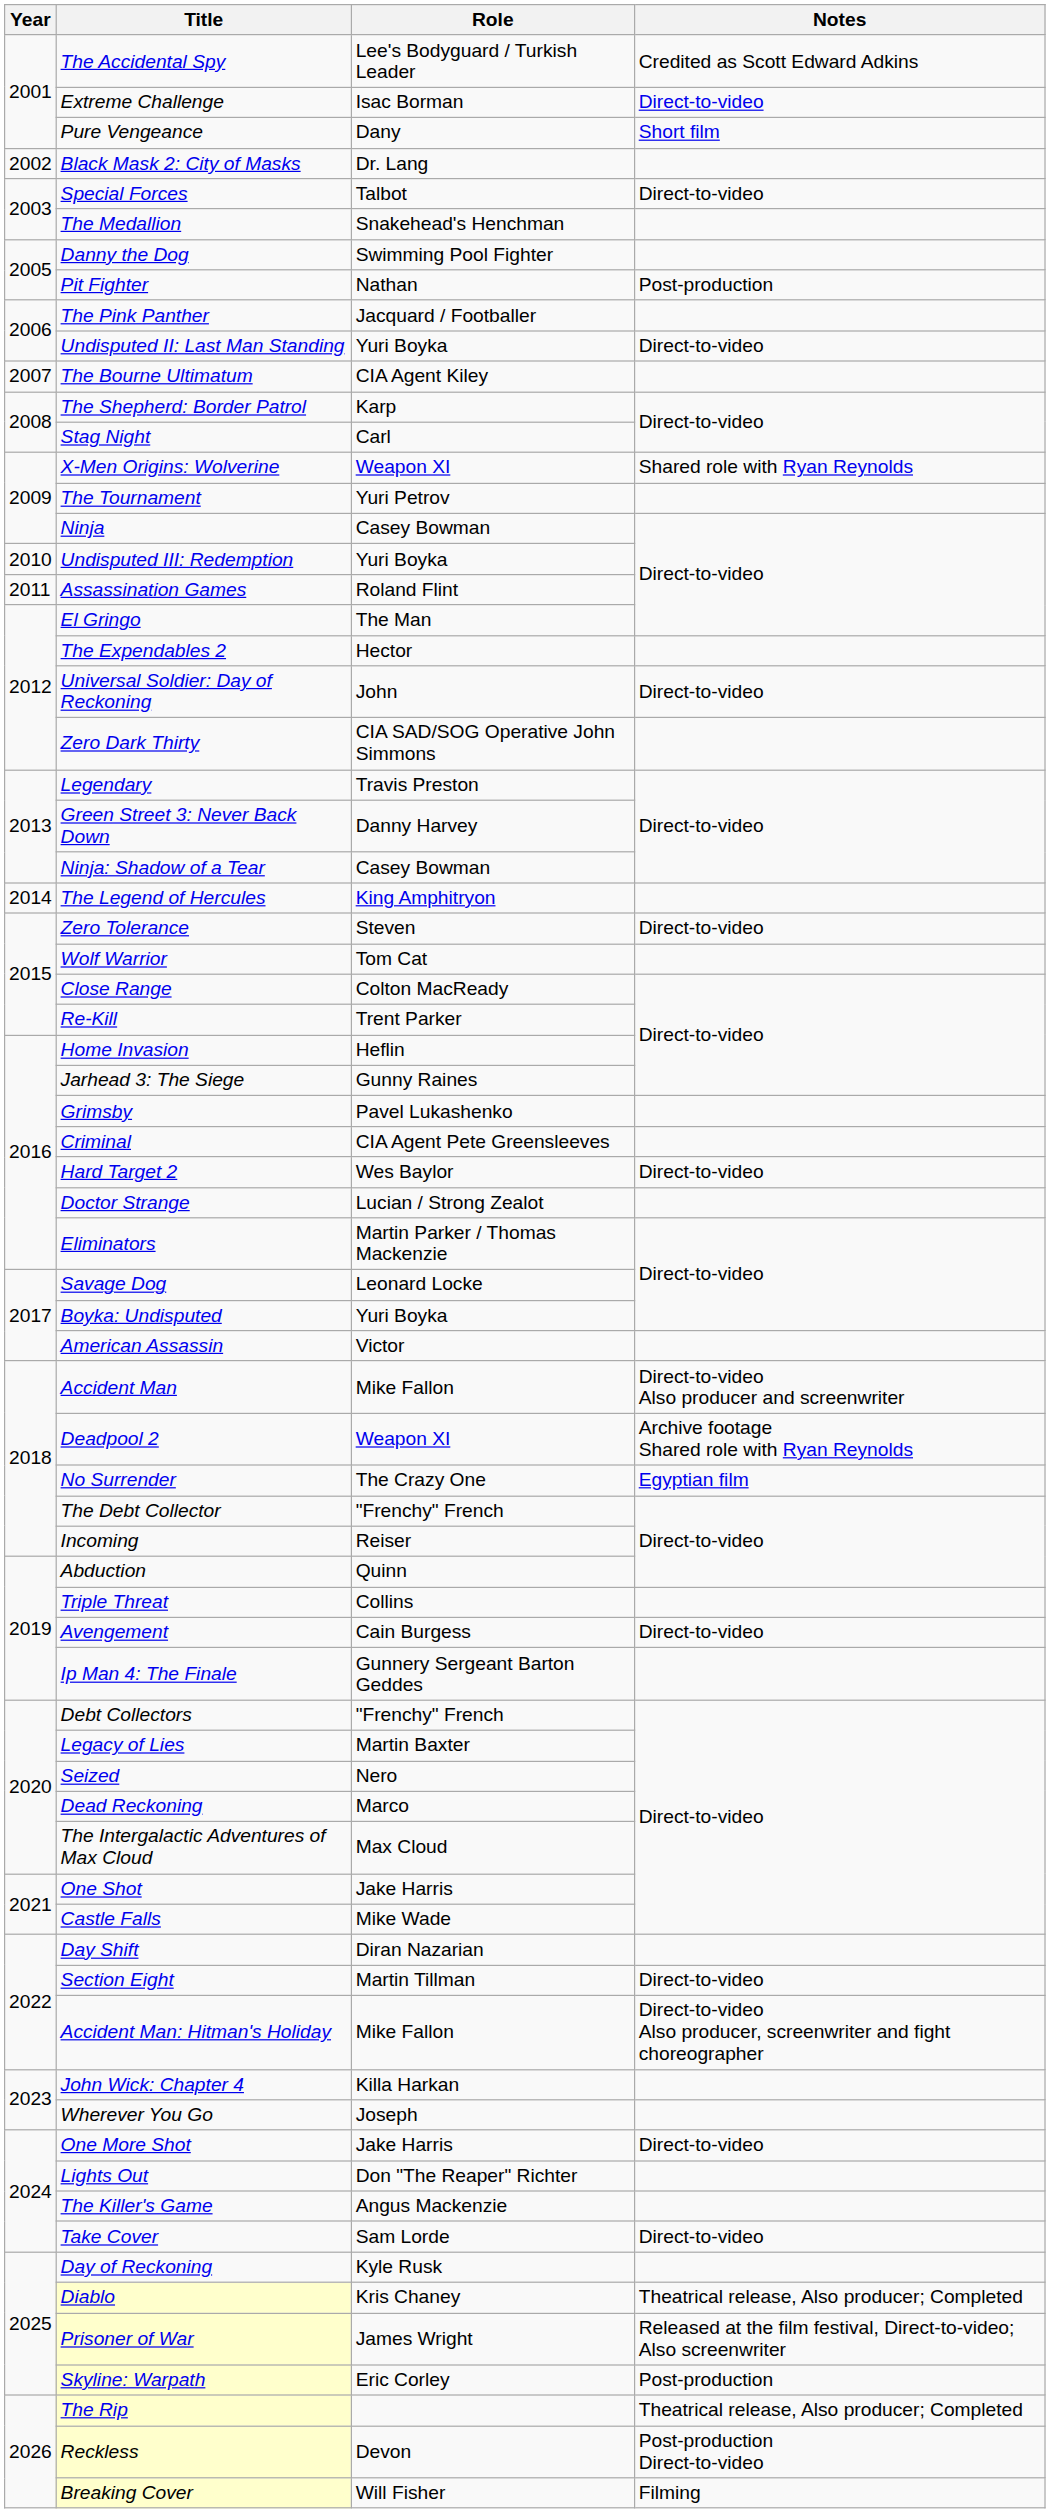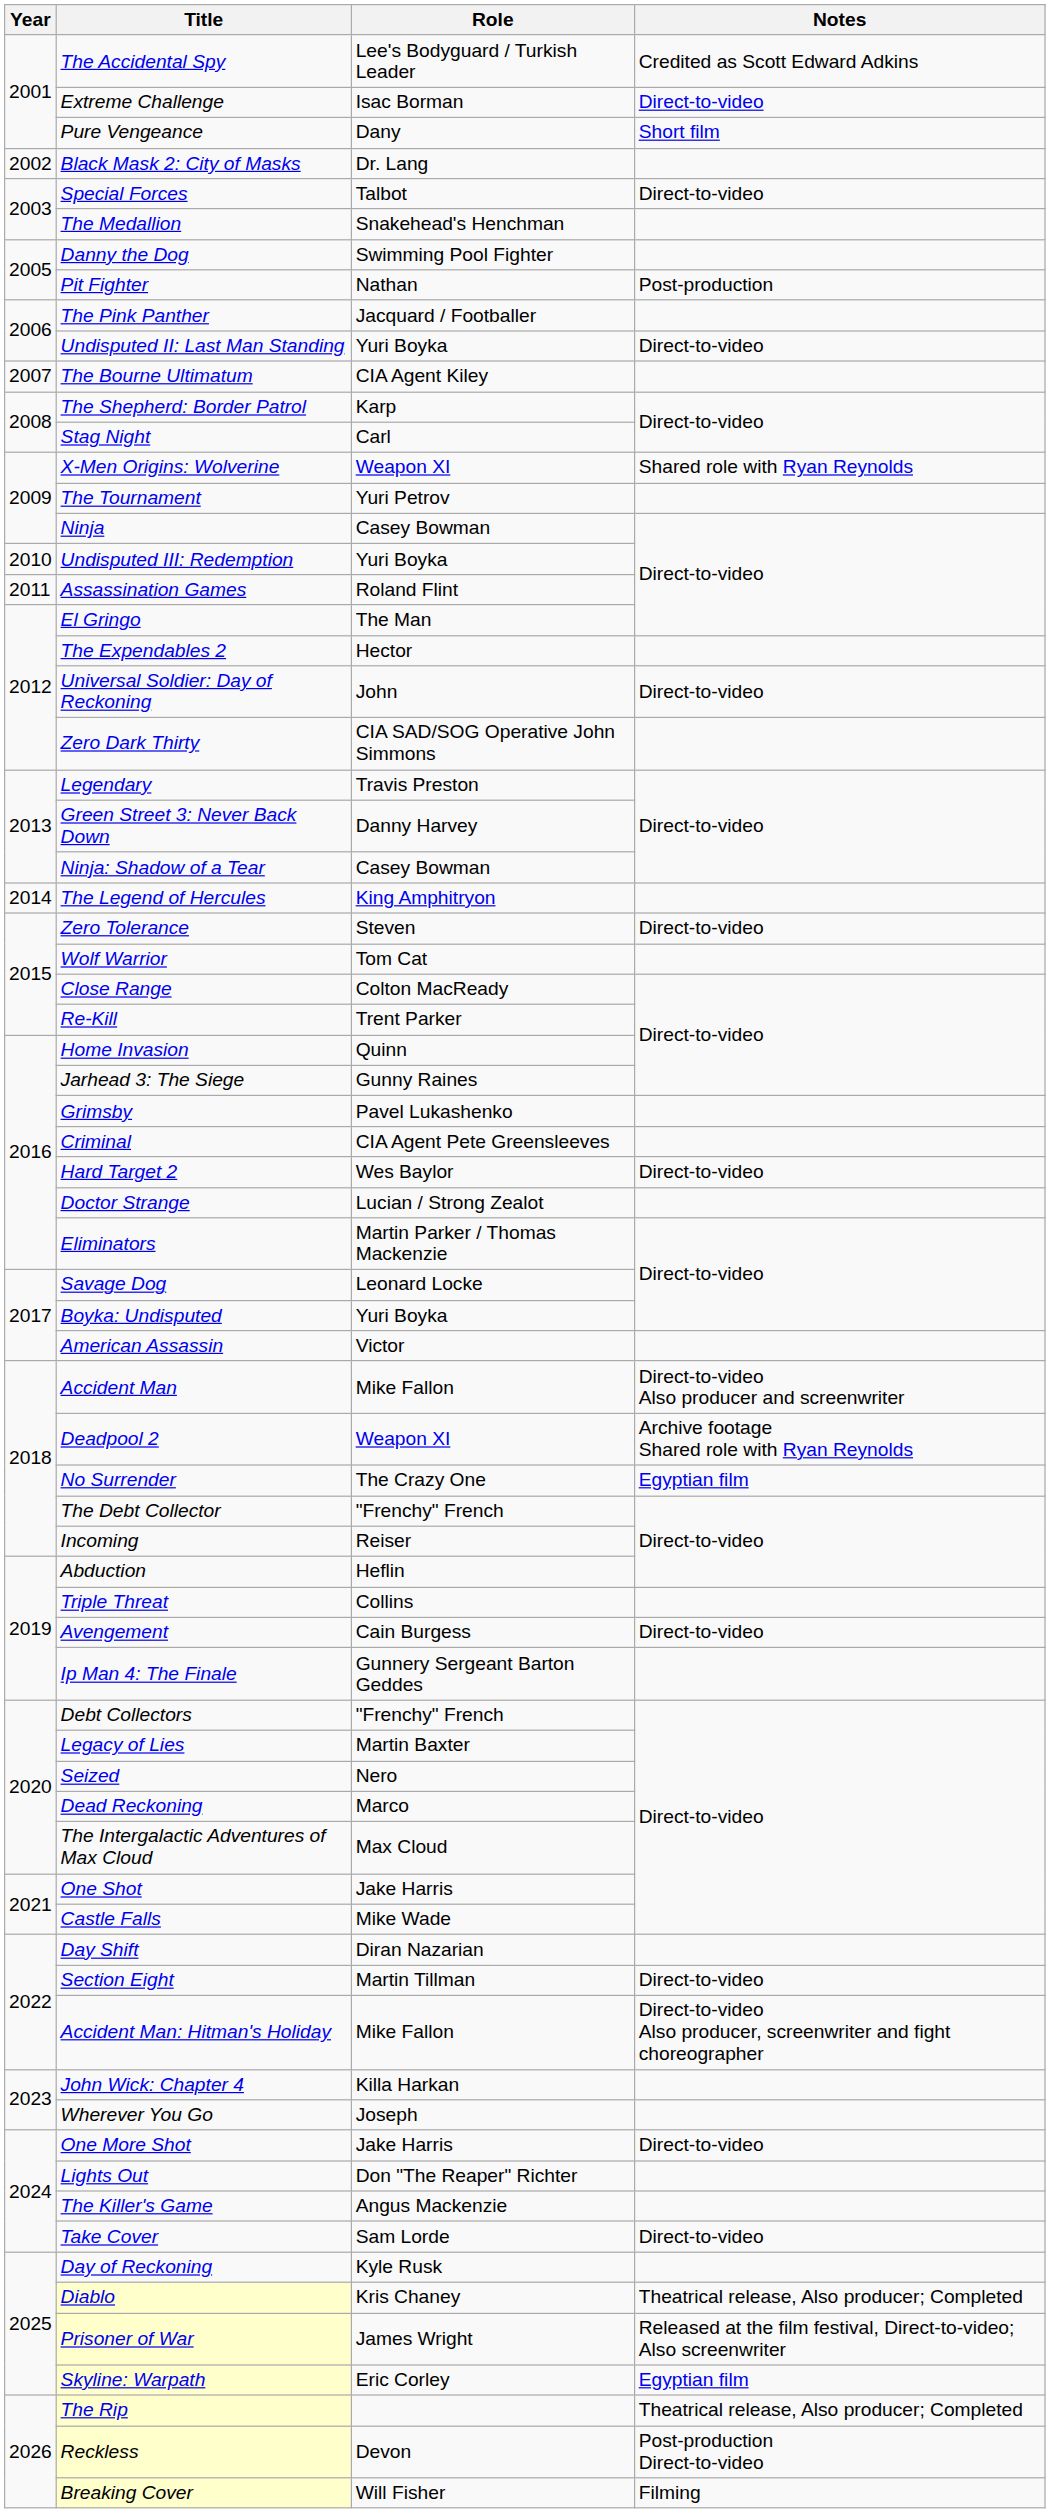(380, 1050) Heflin -> (381, 1050) Quinn
(381, 1571) Quinn -> (380, 1571) Heflin
(706, 2379) Post-production -> (694, 2379) Egyptian film
